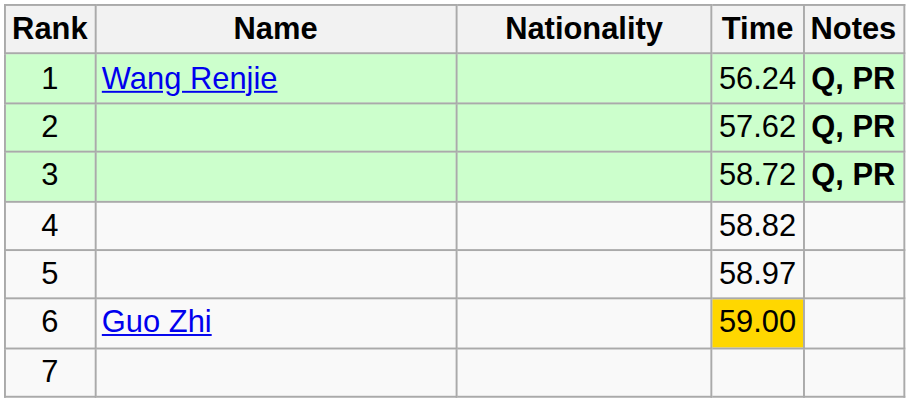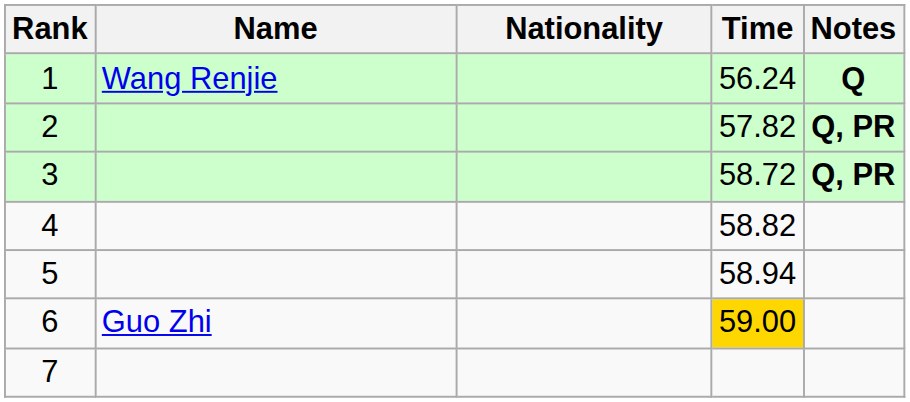(853, 77) Q, PR -> (853, 77) Q
(758, 126) 57.62 -> (758, 126) 57.82
(758, 273) 58.97 -> (758, 273) 58.94
